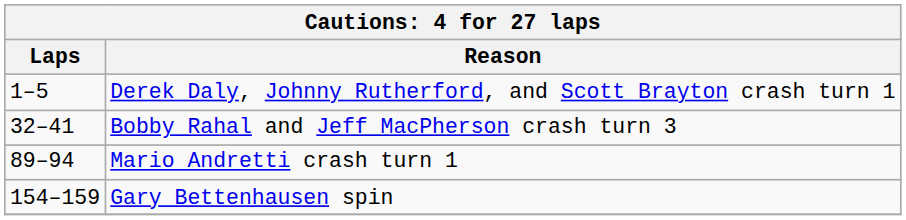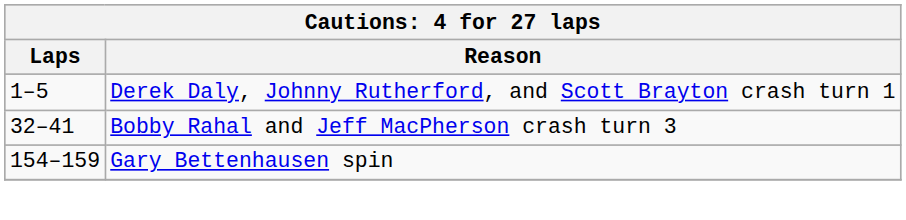- row: (284, 162)
